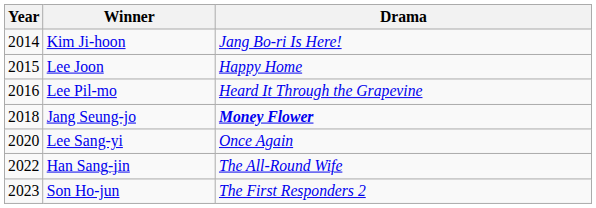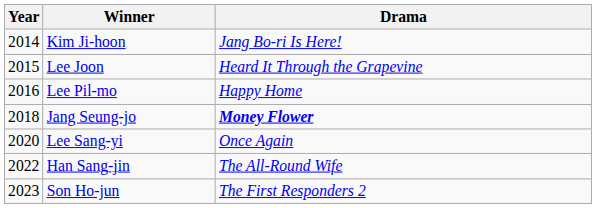(261, 66) Happy Home -> (321, 66) Heard It Through the Grapevine
(321, 91) Heard It Through the Grapevine -> (261, 91) Happy Home
